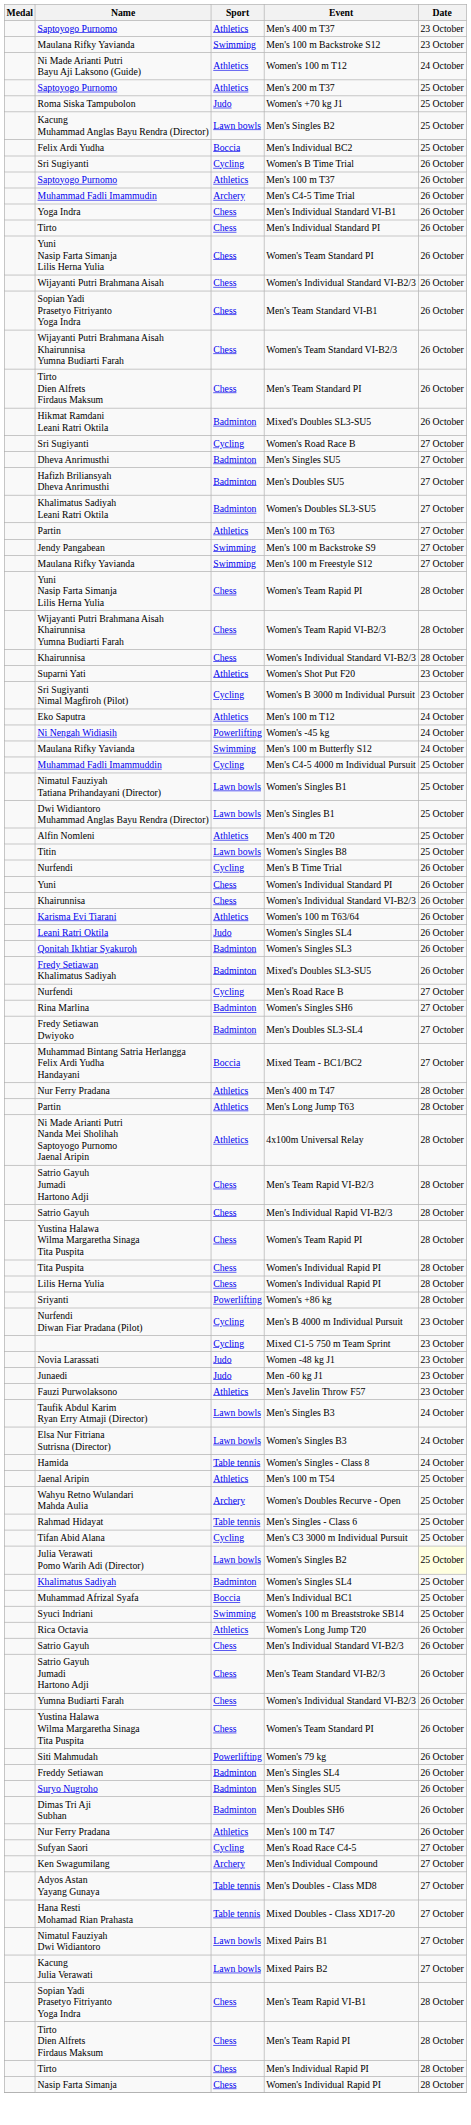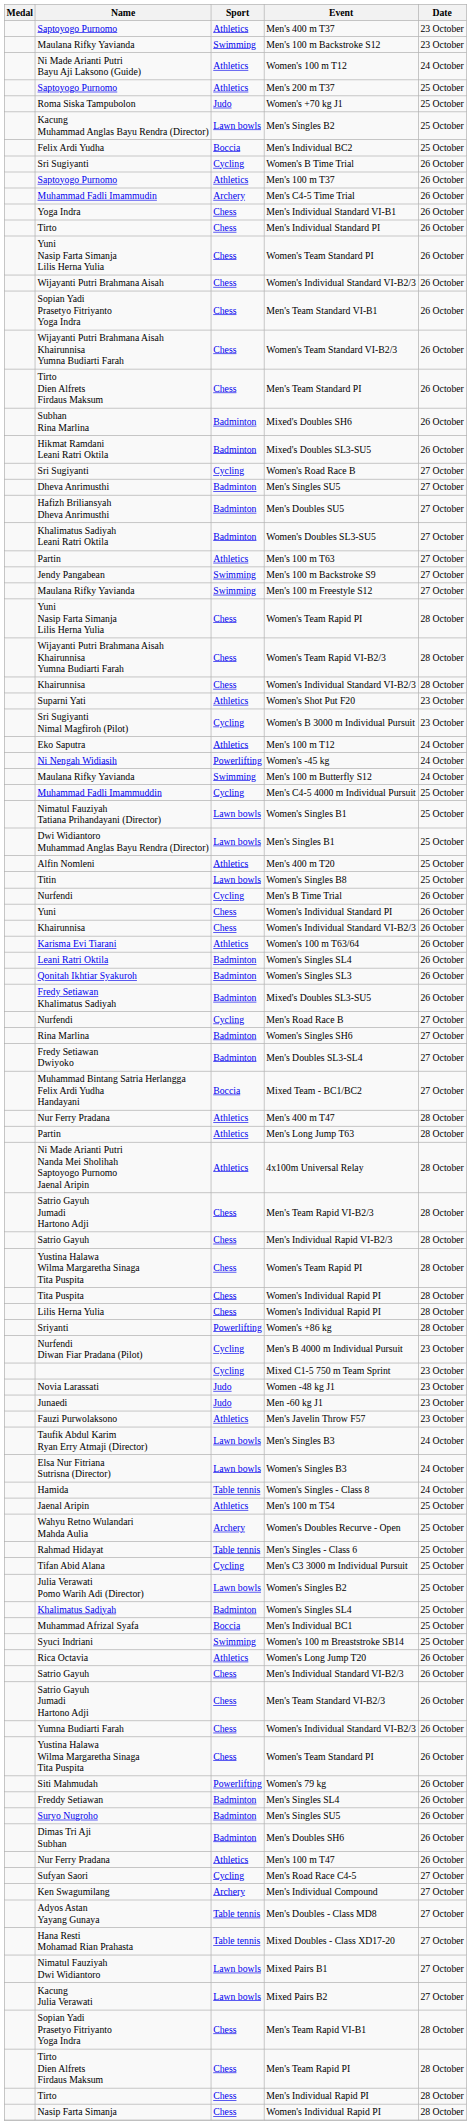+ row: (63, 422)
(222, 932) Judo -> (235, 960) Badminton
(442, 1560) lightyellow background -> (442, 1588) no background
